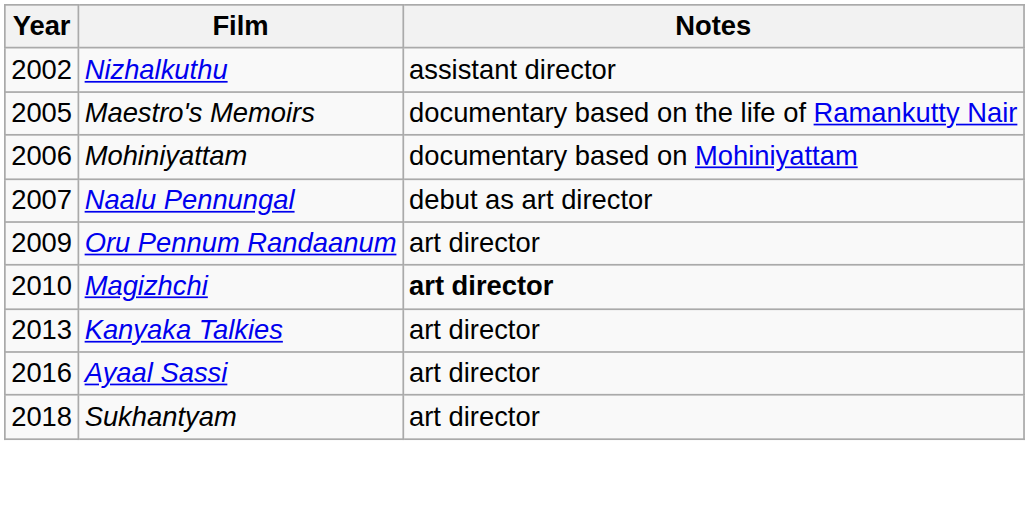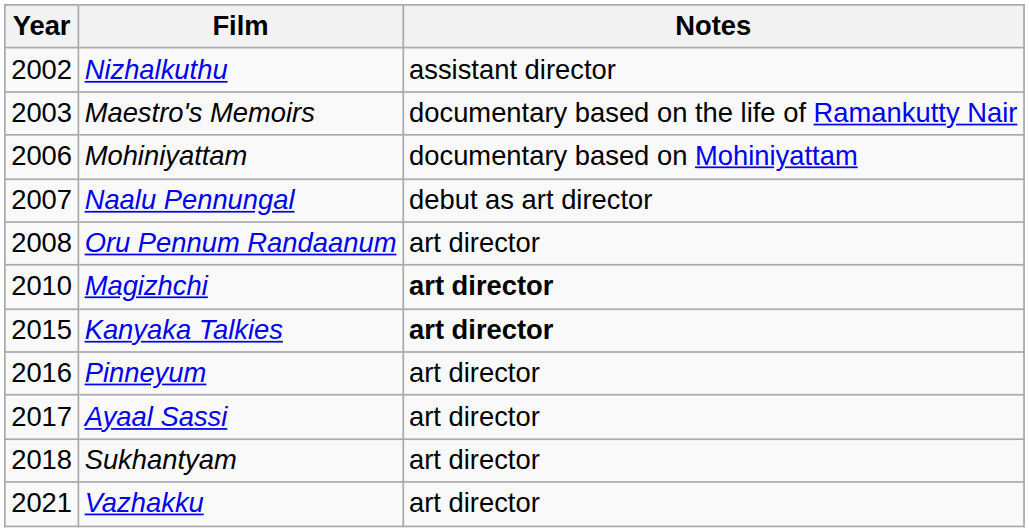(42, 112) 2005 -> (42, 112) 2003
(42, 243) 2009 -> (42, 243) 2008
(42, 329) 2013 -> (42, 329) 2015
(474, 329) normal -> (481, 329) bold
+ row: (145, 373)
(42, 373) 2016 -> (42, 416) 2017
+ row: (144, 503)
